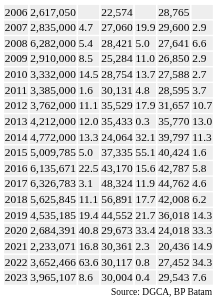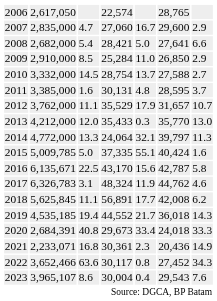(145, 27) 19.9 -> (145, 27) 16.7
(53, 43) 6,282,000 -> (53, 43) 2,682,000
